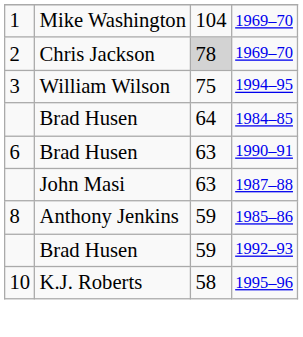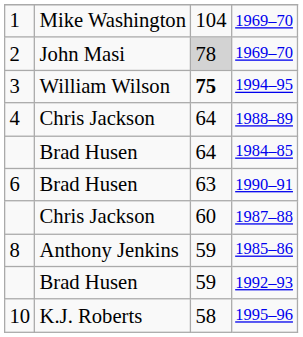(97, 53) Chris Jackson -> (82, 53) John Masi
(206, 86) normal -> (206, 86) bold
+ row: (15, 119)
(82, 184) John Masi -> (97, 217) Chris Jackson
(206, 184) 63 -> (206, 217) 60
